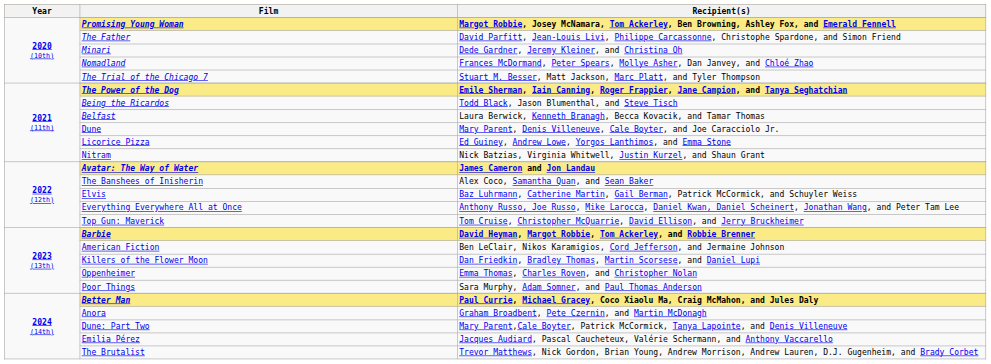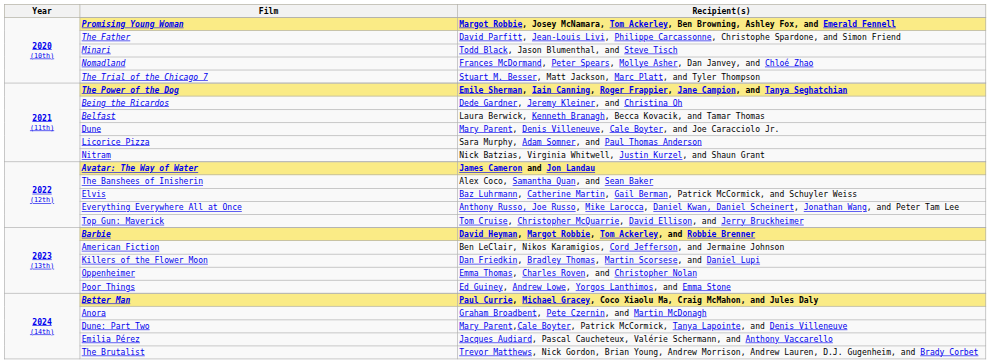(571, 50) Dede Gardner, Jeremy Kleiner, and Christina Oh -> (568, 50) Todd Black, Jason Blumenthal, and Steve Tisch
(568, 103) Todd Black, Jason Blumenthal, and Steve Tisch -> (571, 103) Dede Gardner, Jeremy Kleiner, and Christina Oh
(595, 142) Ed Guiney, Andrew Lowe, Yorgos Lanthimos, and Emma Stone -> (581, 142) Sara Murphy, Adam Somner, and Paul Thomas Anderson
(581, 287) Sara Murphy, Adam Somner, and Paul Thomas Anderson -> (595, 287) Ed Guiney, Andrew Lowe, Yorgos Lanthimos, and Emma Stone
